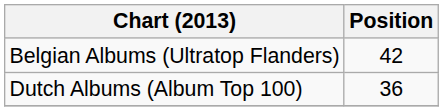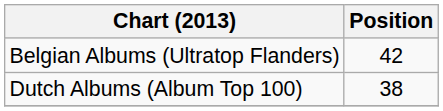(391, 88) 36 -> (391, 88) 38
